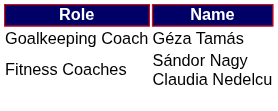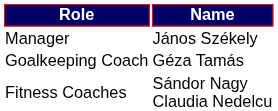+ row: (37, 38)
